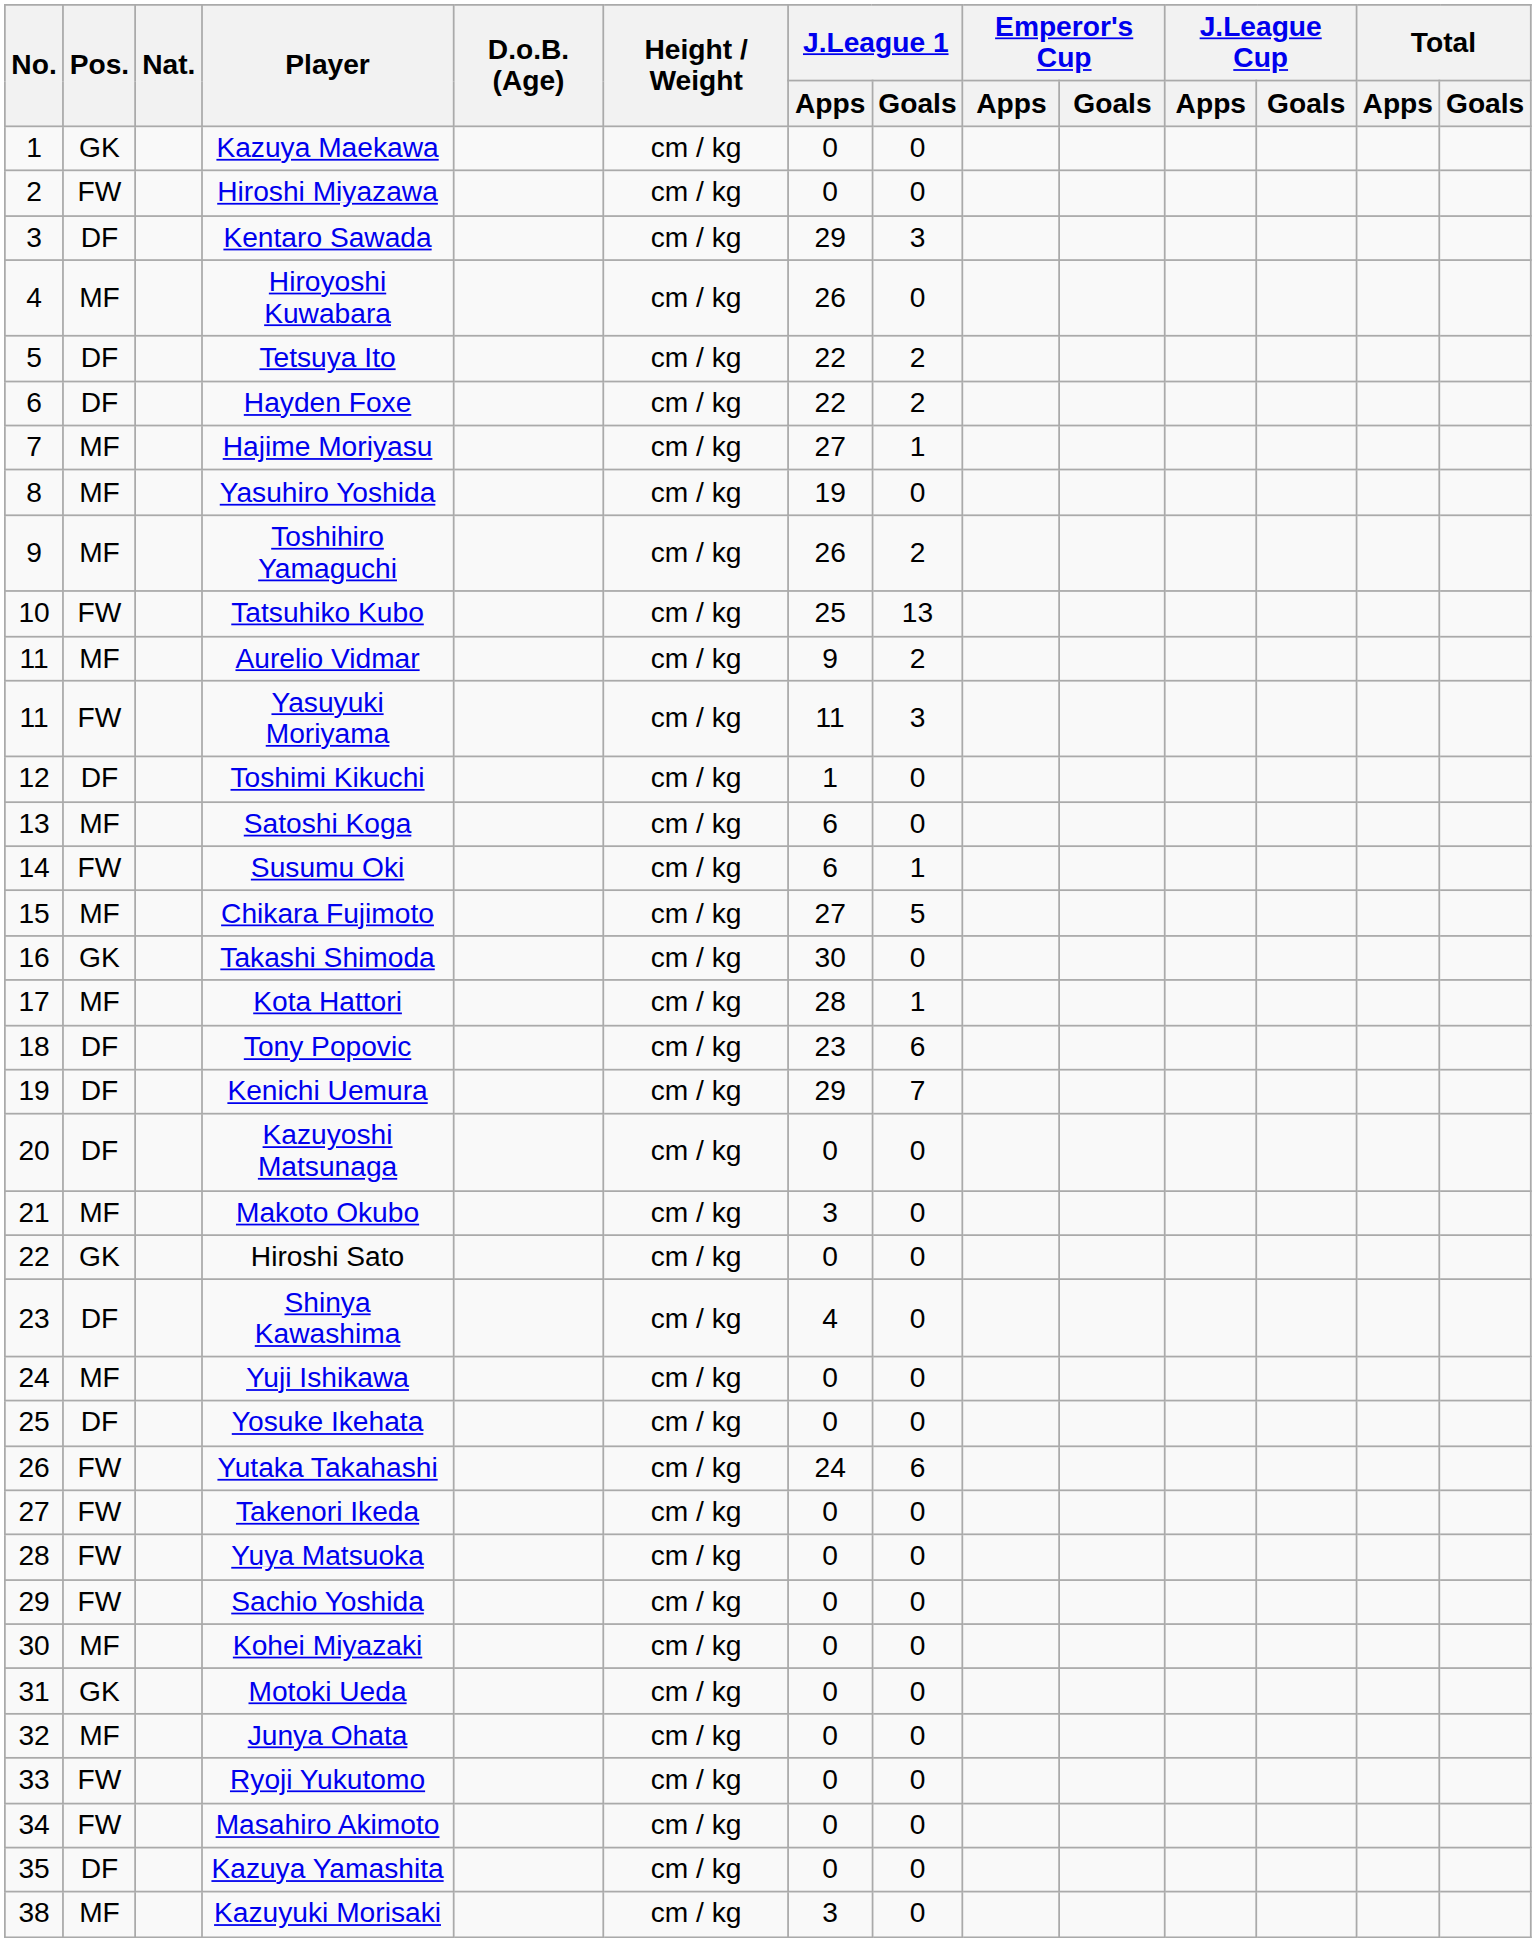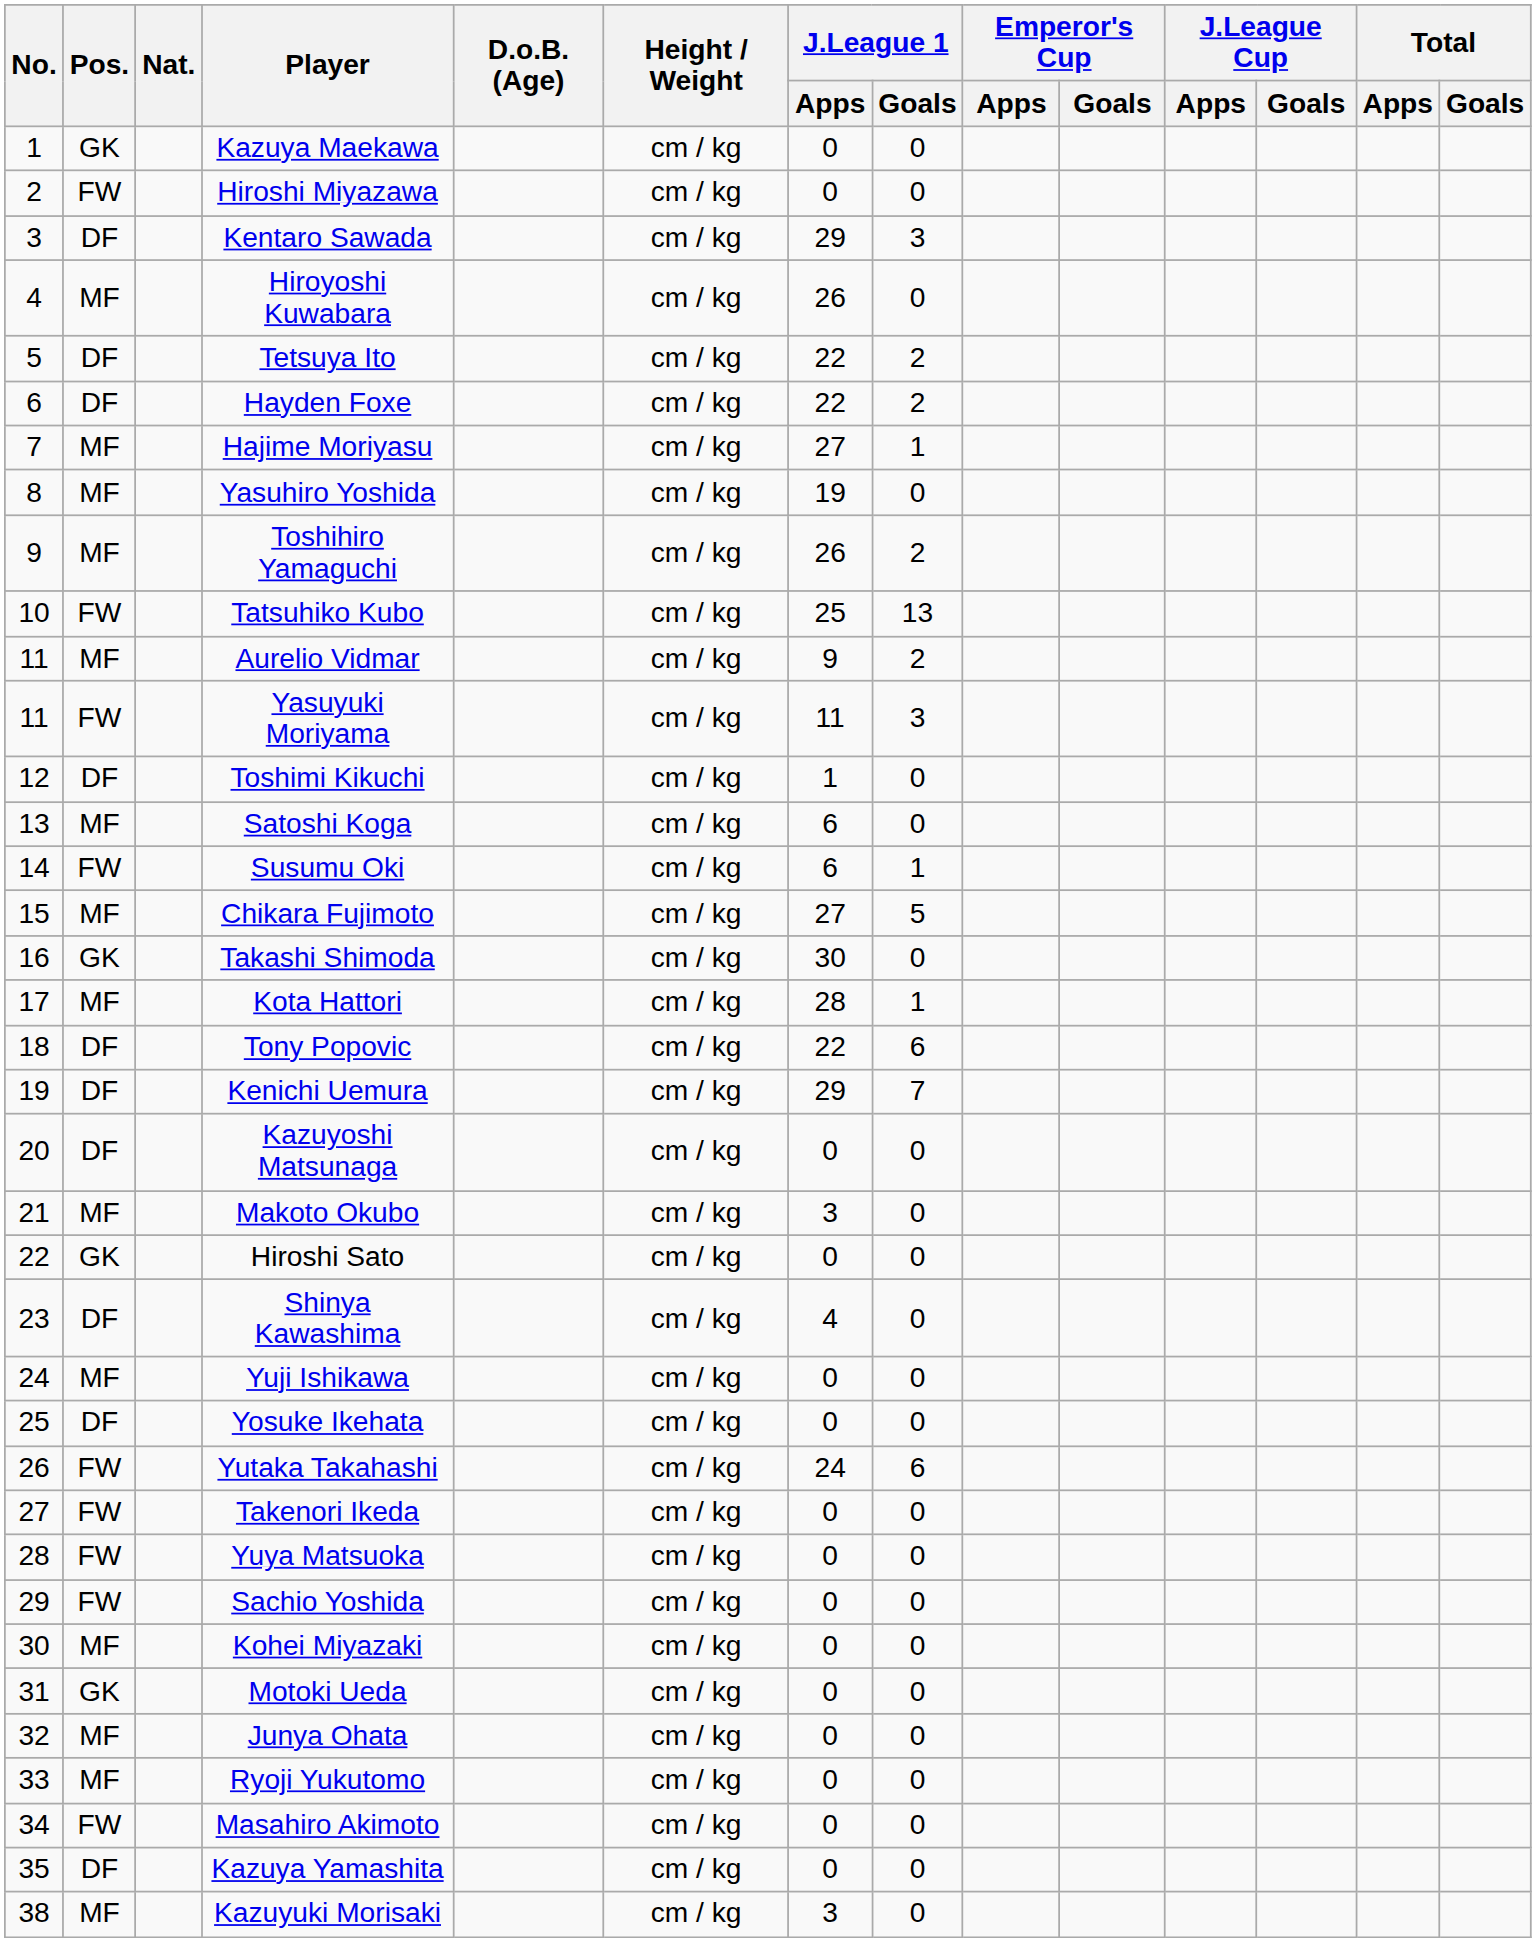(830, 1046) 23 -> (830, 1046) 22
(99, 1780) FW -> (99, 1780) MF
